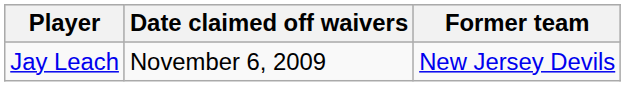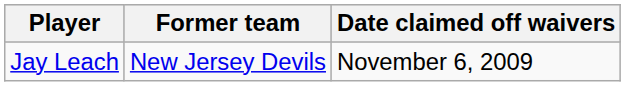columns swapped: (517, 23) <-> (269, 23)
